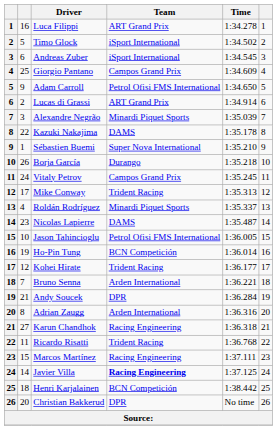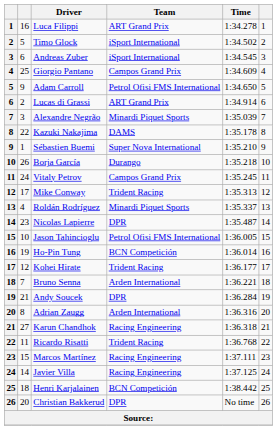(122, 222) DAMS -> (118, 222) DPR
(147, 372) bold -> (145, 372) normal
